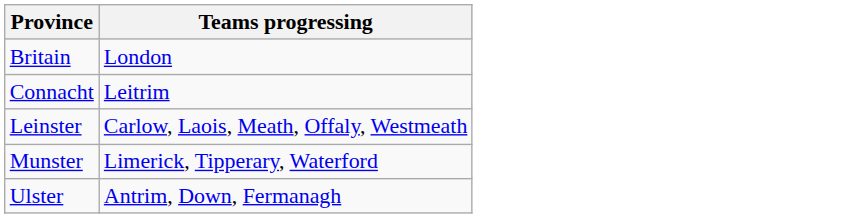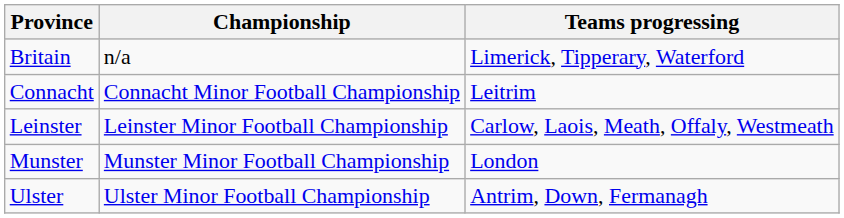+ column: (282, 21)
(138, 56) London -> (607, 56) Limerick, Tipperary, Waterford
(241, 160) Limerick, Tipperary, Waterford -> (504, 160) London
